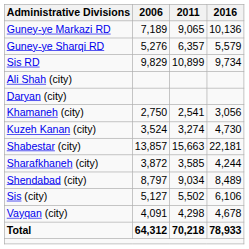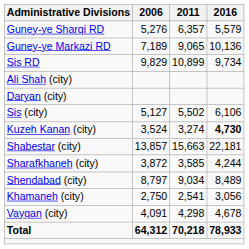rows swapped: (59, 29) <-> (55, 46)
rows swapped: (45, 113) <-> (27, 197)
(228, 130) normal -> (228, 130) bold
